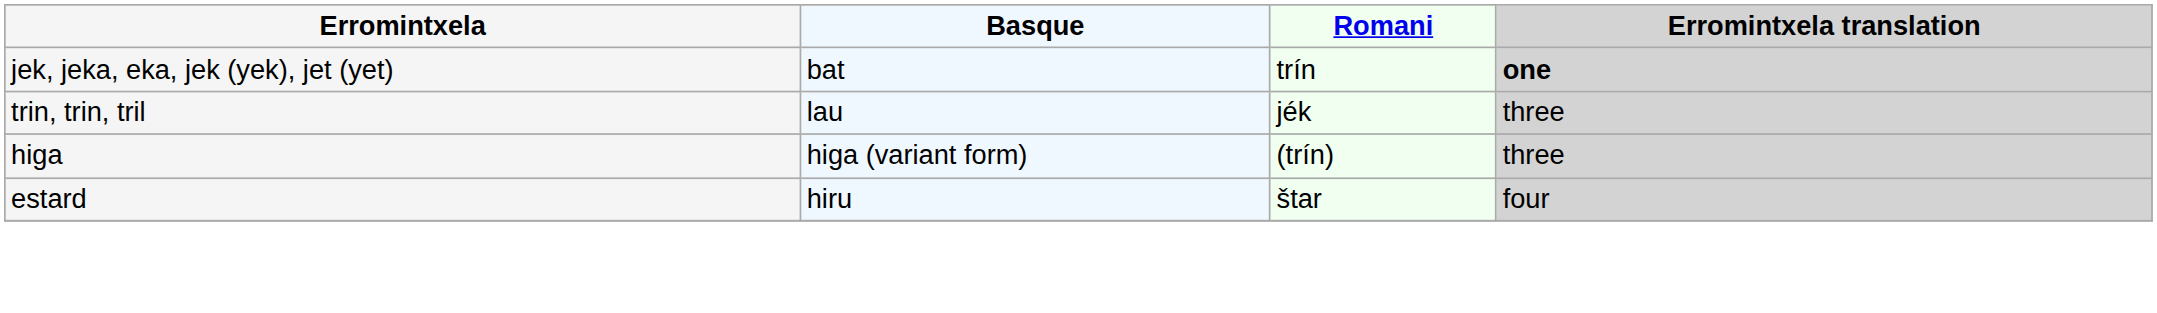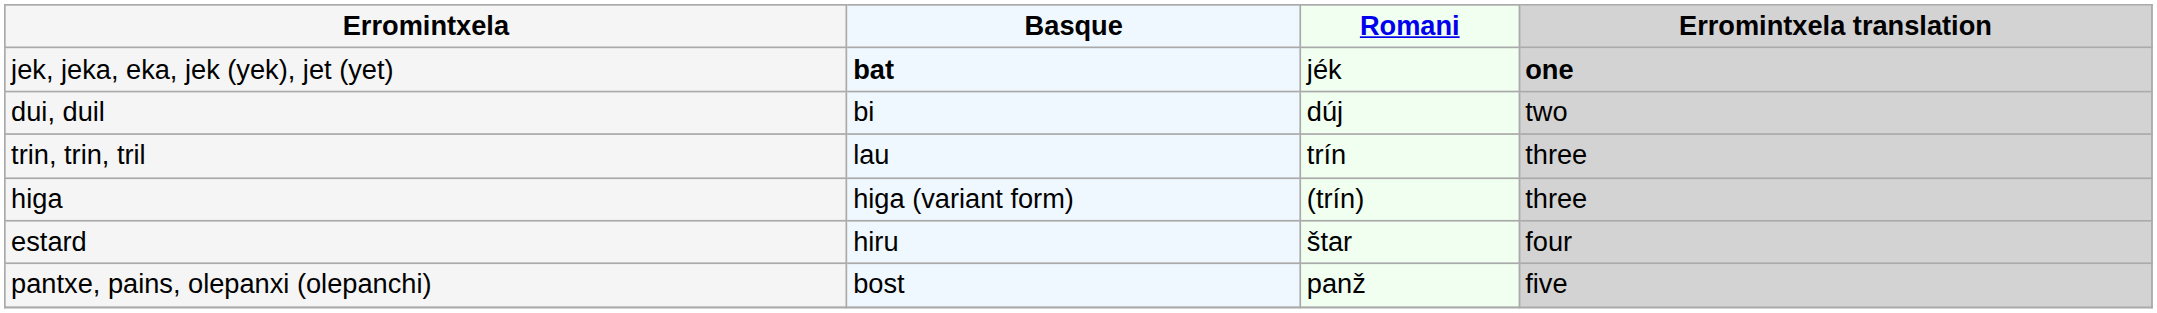(826, 69) normal -> (874, 69) bold
(1296, 69) trín -> (1324, 69) jék
+ row: (58, 112)
(1294, 112) jék -> (1326, 155) trín
+ row: (221, 284)
